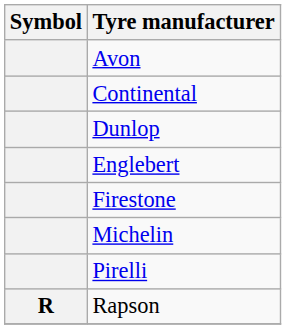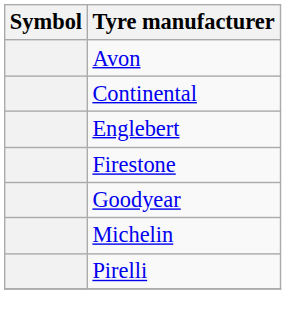- row: (126, 128)
+ row: (137, 199)
- row: (126, 306)
